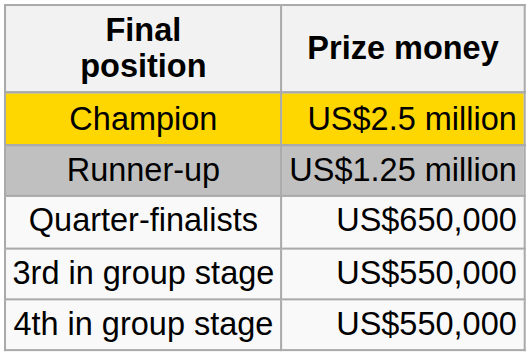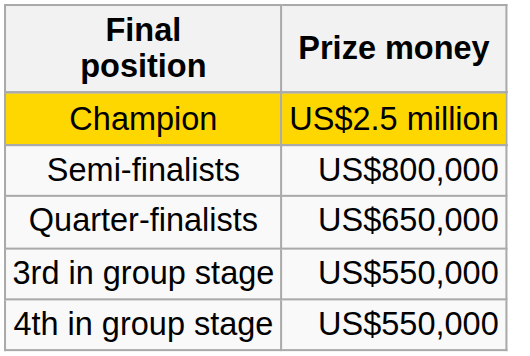- row: (143, 169)
+ row: (143, 169)
